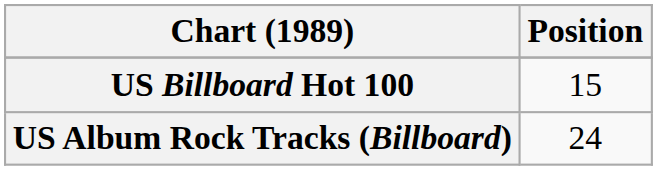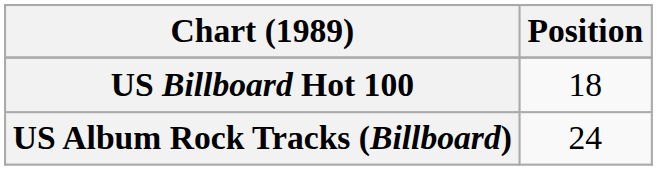(585, 84) 15 -> (585, 84) 18
